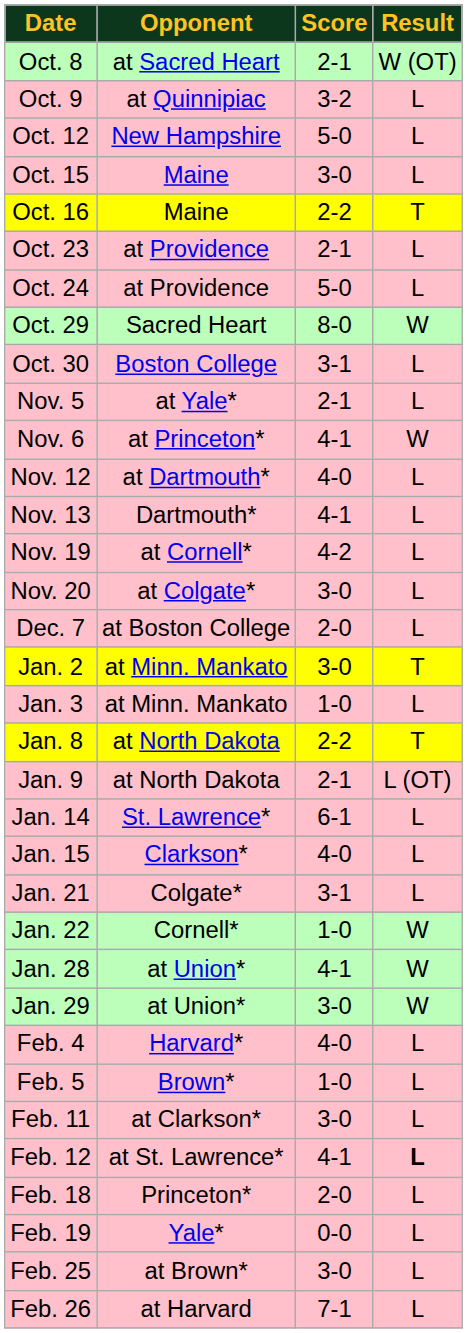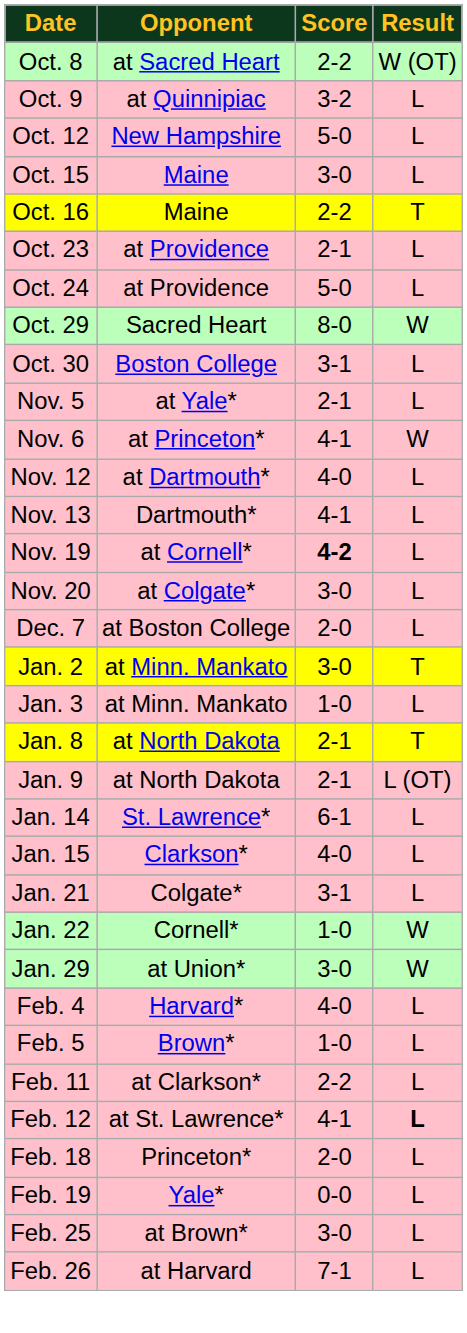(334, 61) 2-1 -> (334, 61) 2-2
(334, 552) normal -> (334, 552) bold
(334, 741) 2-2 -> (334, 741) 2-1
- row: (51, 968)
(334, 1119) 3-0 -> (334, 1082) 2-2
